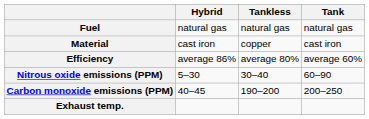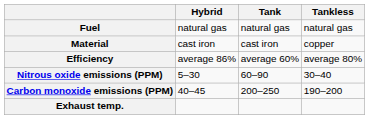columns swapped: (270, 12) <-> (333, 12)
